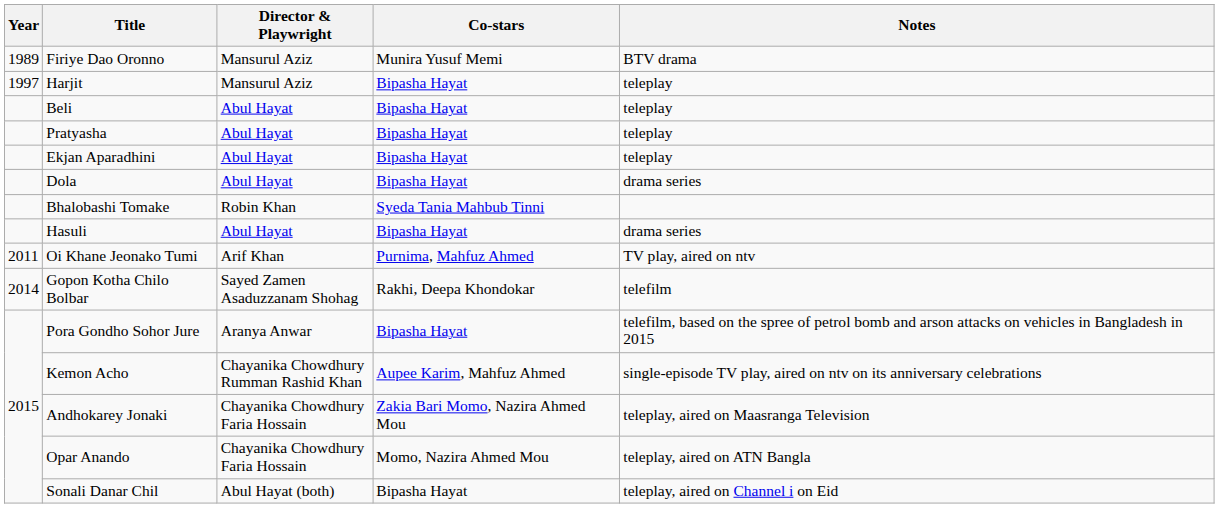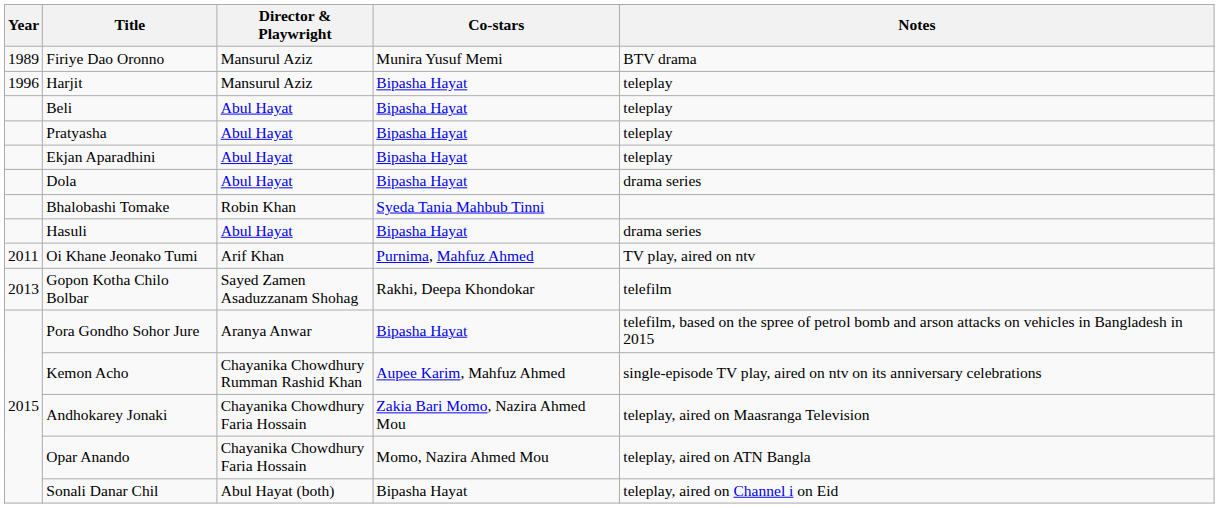(24, 83) 1997 -> (24, 83) 1996
(24, 289) 2014 -> (24, 289) 2013
